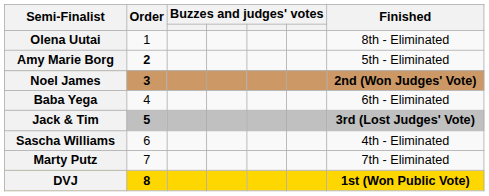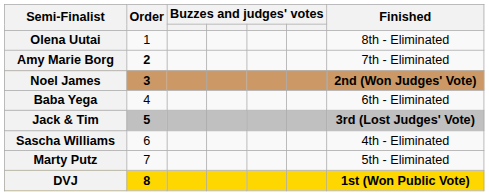(405, 60) 5th - Eliminated -> (405, 60) 7th - Eliminated
(405, 160) 7th - Eliminated -> (405, 160) 5th - Eliminated
